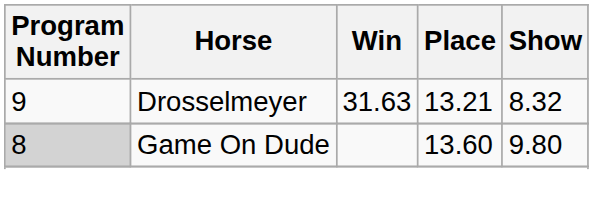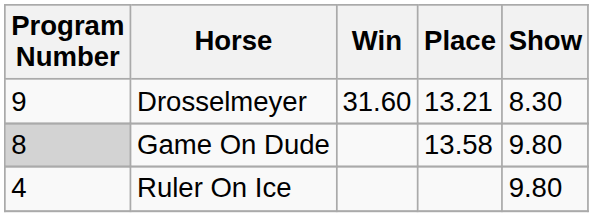(377, 100) 31.63 -> (377, 100) 31.60
(535, 100) 8.32 -> (535, 100) 8.30
(458, 144) 13.60 -> (458, 144) 13.58
+ row: (214, 188)
